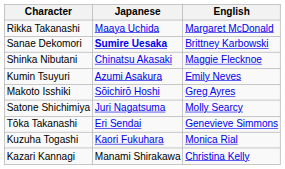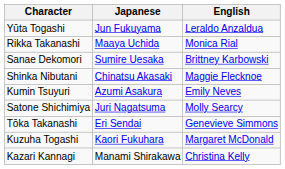+ row: (36, 28)
(229, 28) Margaret McDonald -> (211, 44) Monica Rial
(131, 44) bold -> (129, 60) normal
- row: (39, 92)
(211, 140) Monica Rial -> (229, 140) Margaret McDonald
